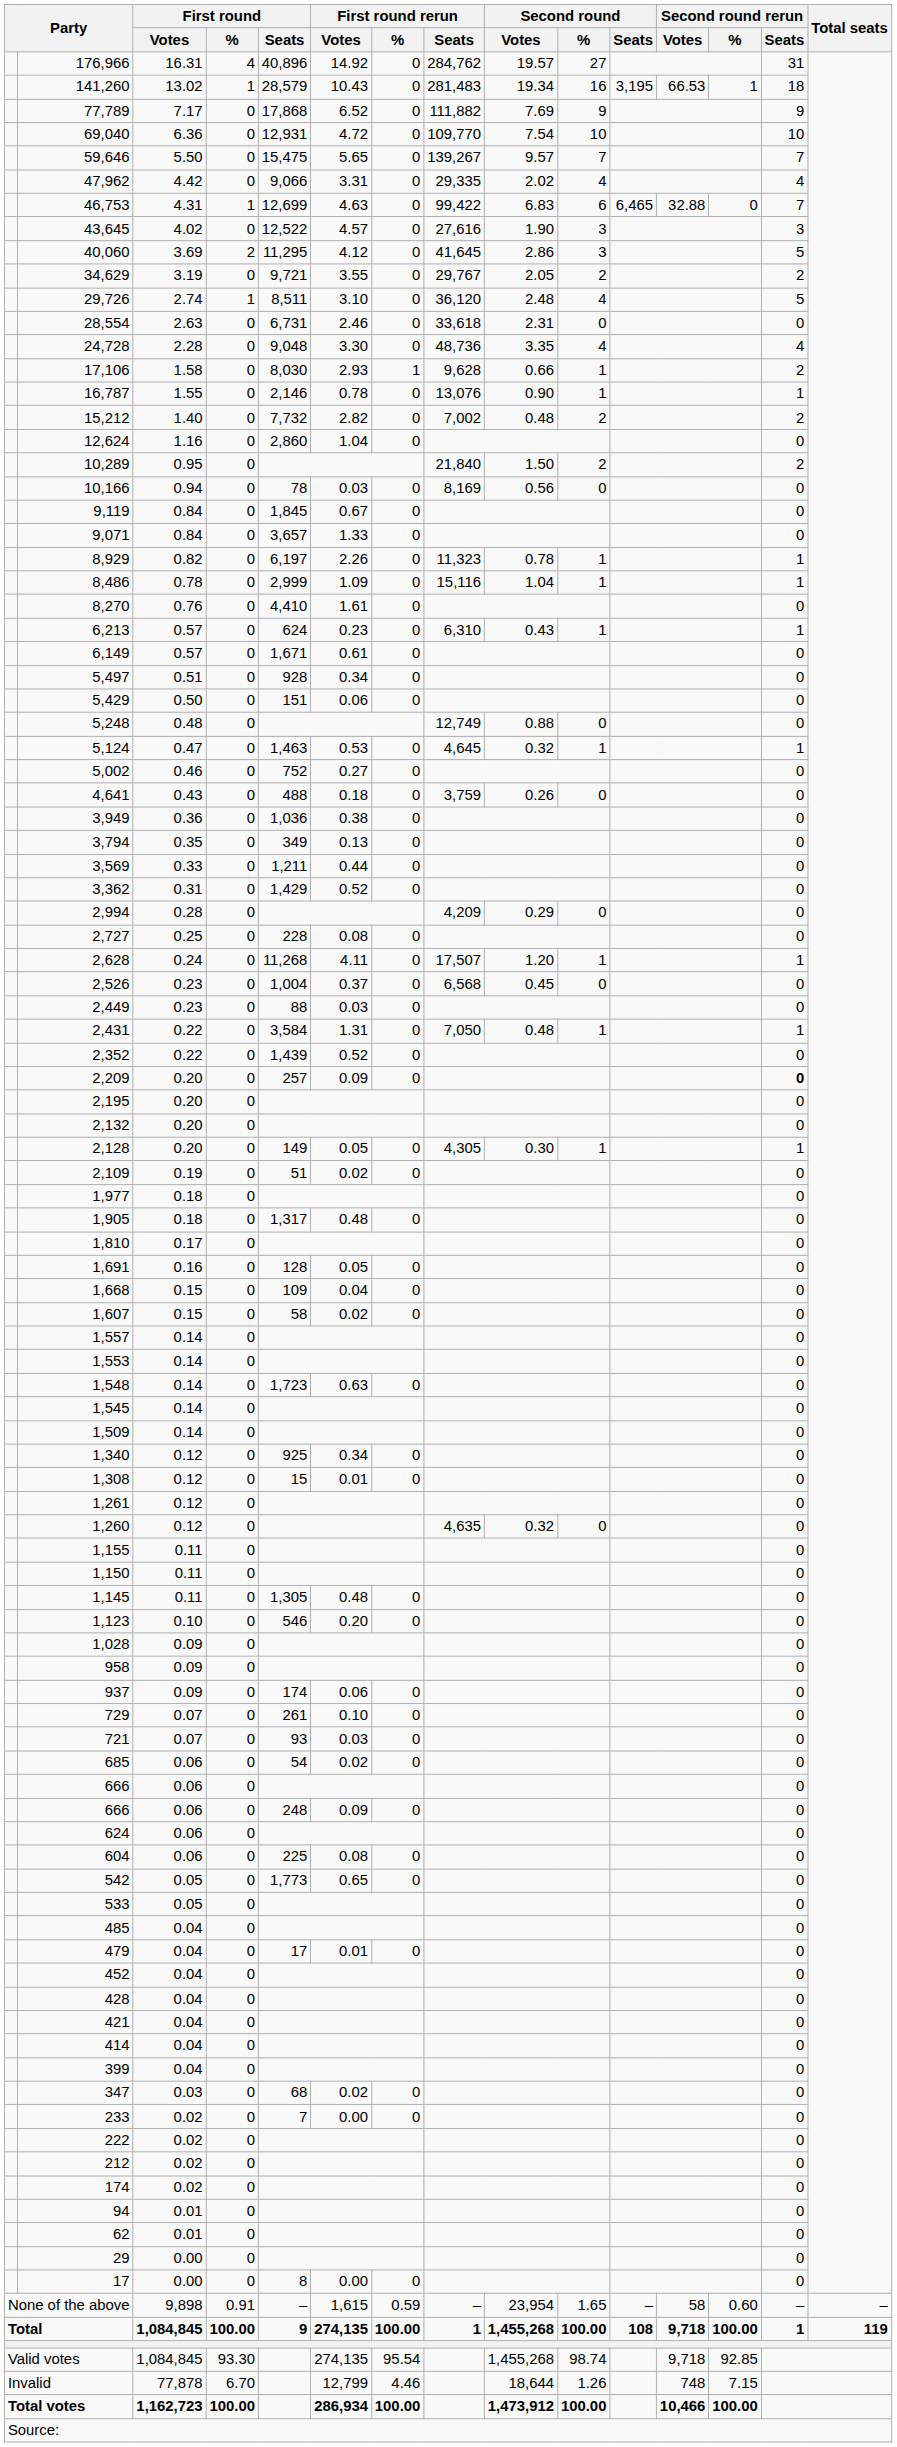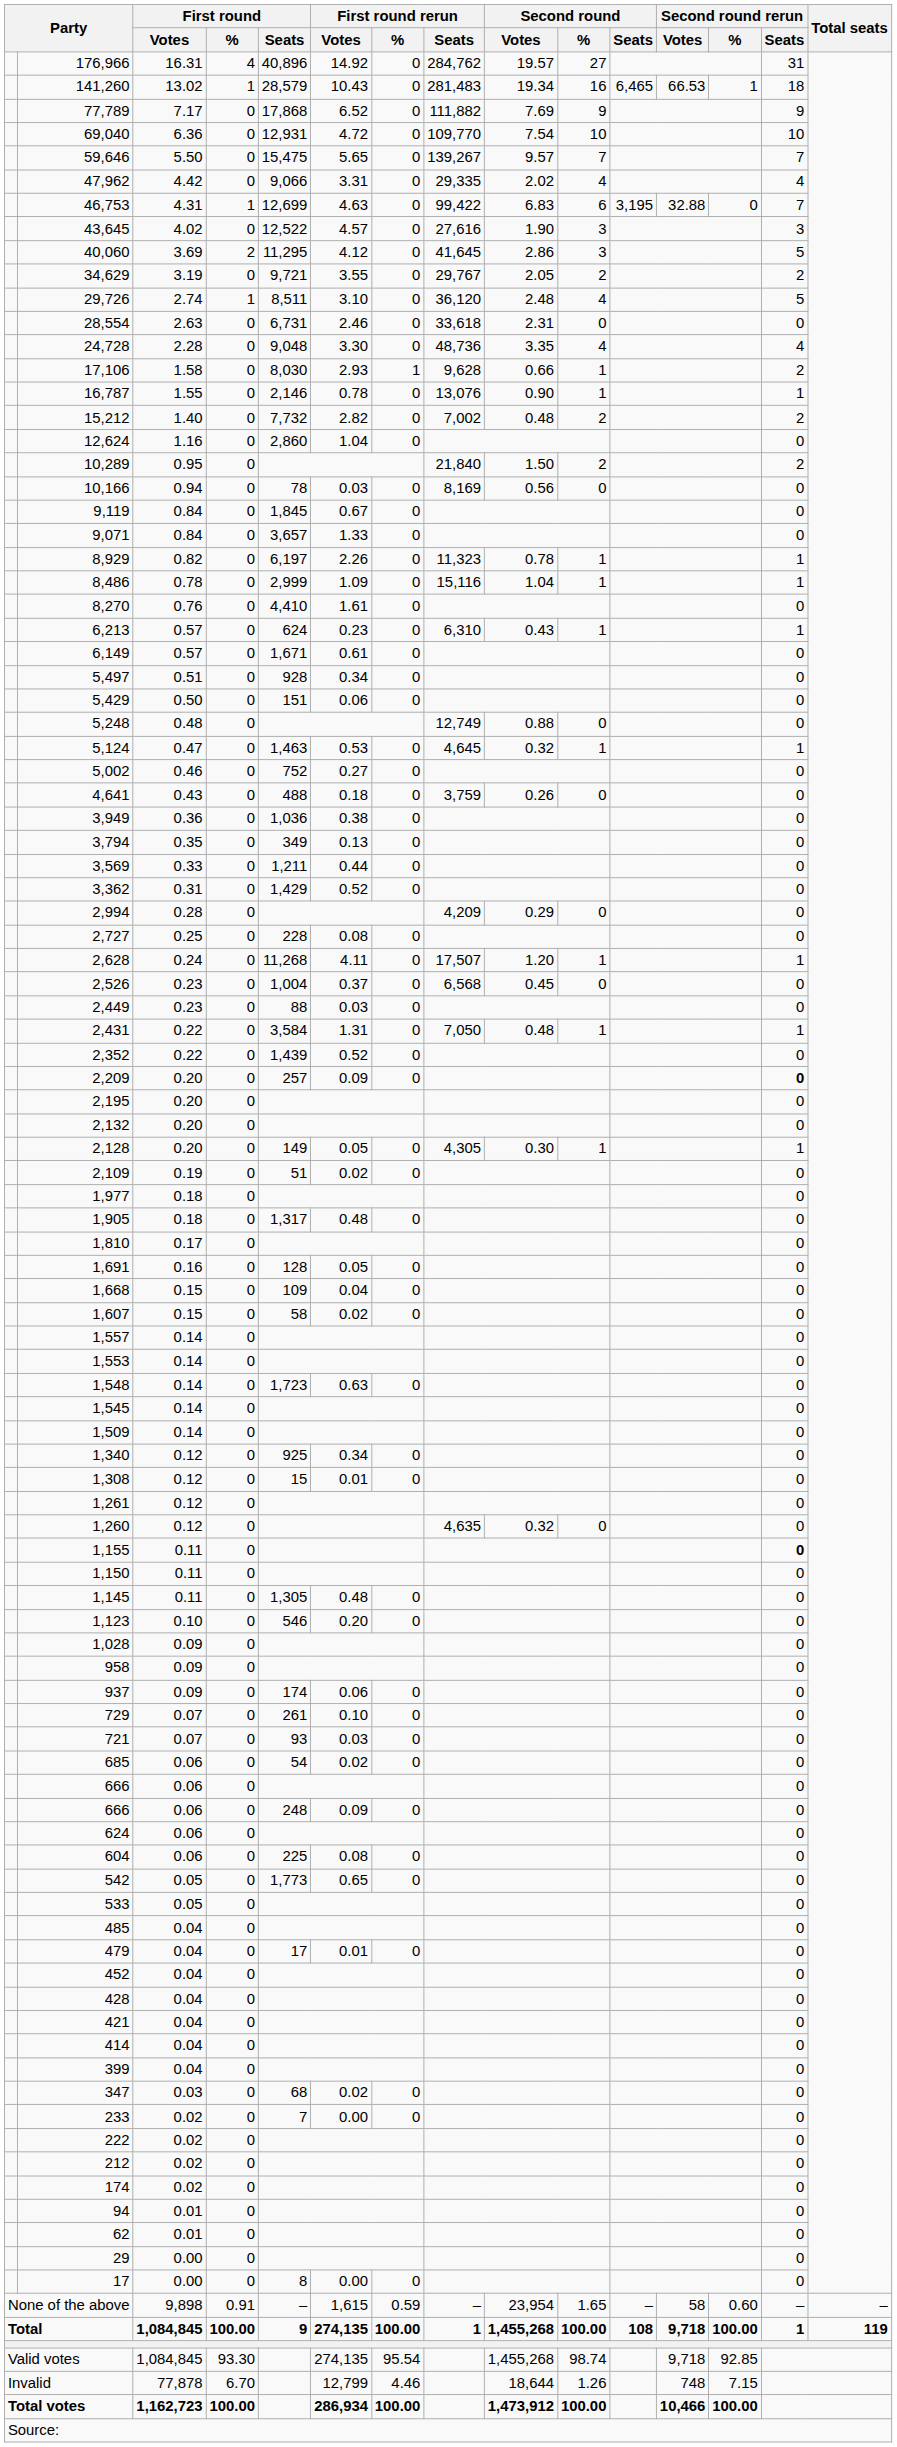(634, 87) 3,195 -> (634, 87) 6,465
(634, 205) 6,465 -> (634, 205) 3,195
(800, 1550) normal -> (800, 1550) bold
